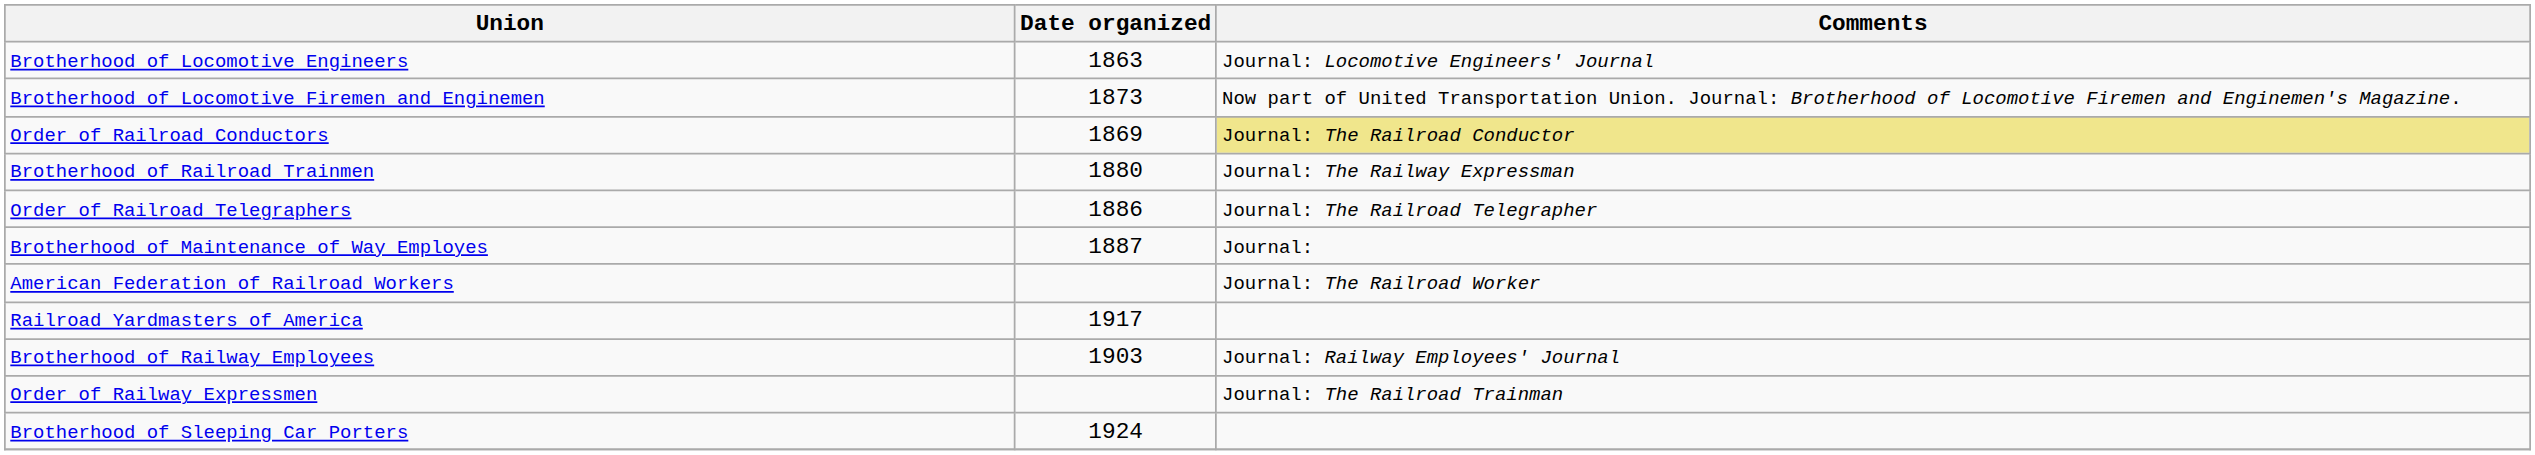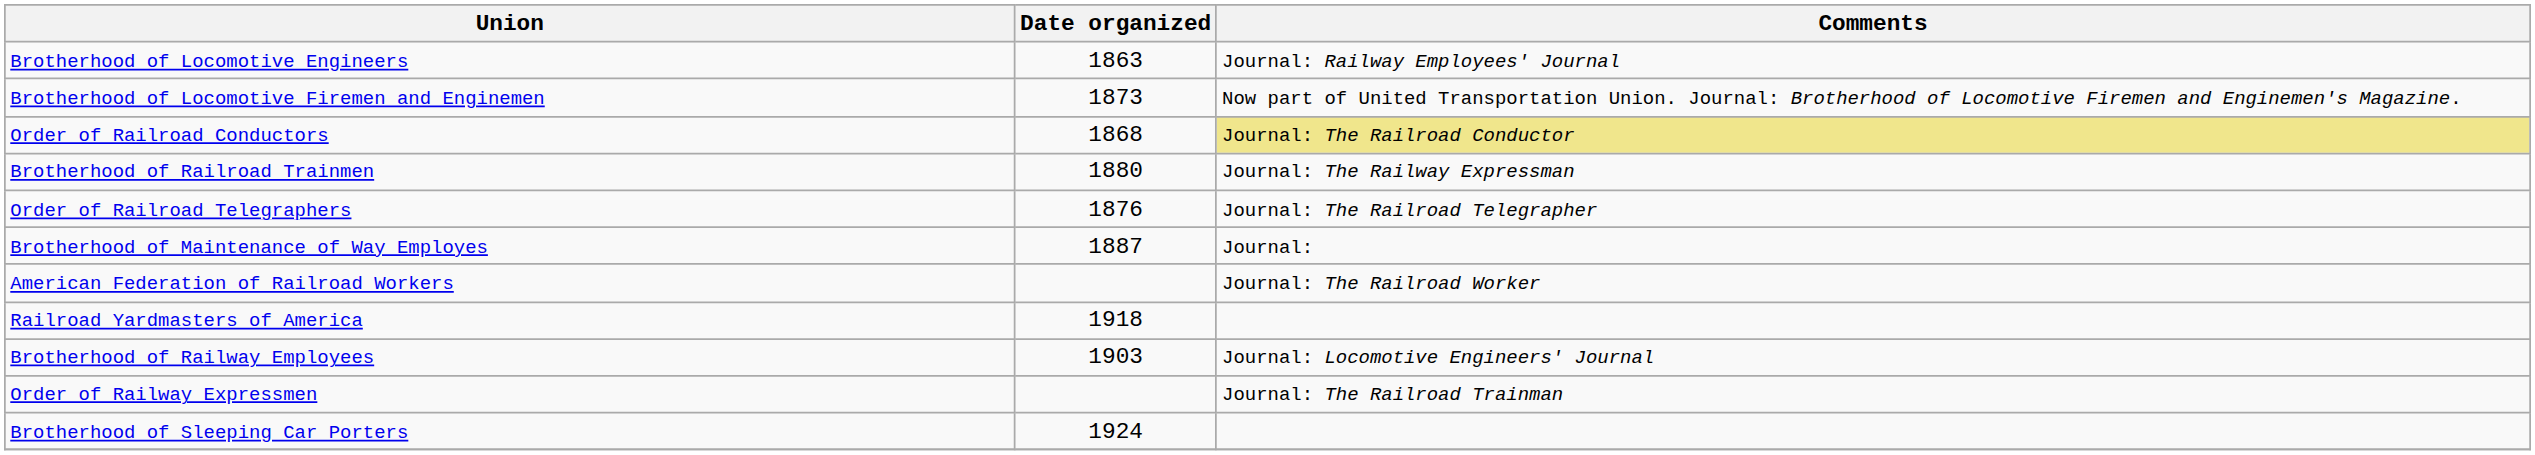(1438, 61) Journal: Locomotive Engineers' Journal -> (1421, 61) Journal: Railway Employees' Journal
(1116, 135) 1869 -> (1116, 135) 1868
(1116, 209) 1886 -> (1116, 209) 1876
(1116, 320) 1917 -> (1116, 320) 1918
(1421, 358) Journal: Railway Employees' Journal -> (1438, 358) Journal: Locomotive Engineers' Journal
